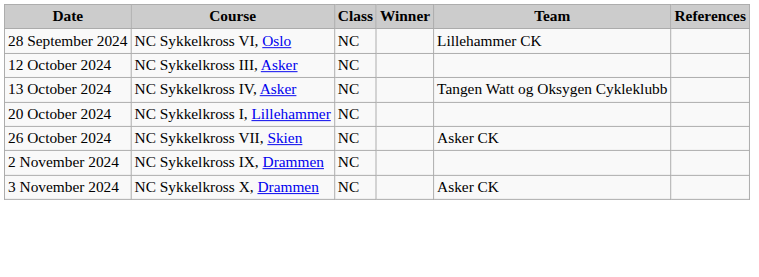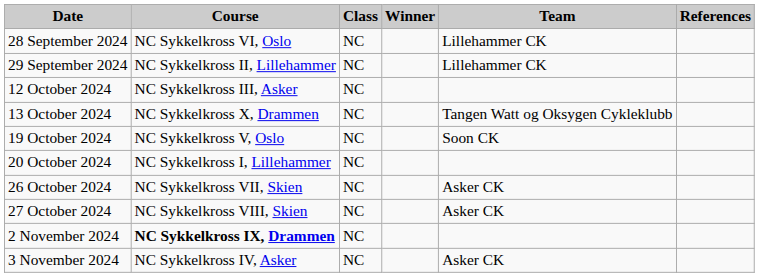+ row: (68, 65)
(215, 89) NC Sykkelkross IV, Asker -> (227, 114) NC Sykkelkross X, Drammen
+ row: (60, 138)
+ row: (60, 211)
(229, 162) normal -> (235, 235) bold
(227, 187) NC Sykkelkross X, Drammen -> (215, 260) NC Sykkelkross IV, Asker
